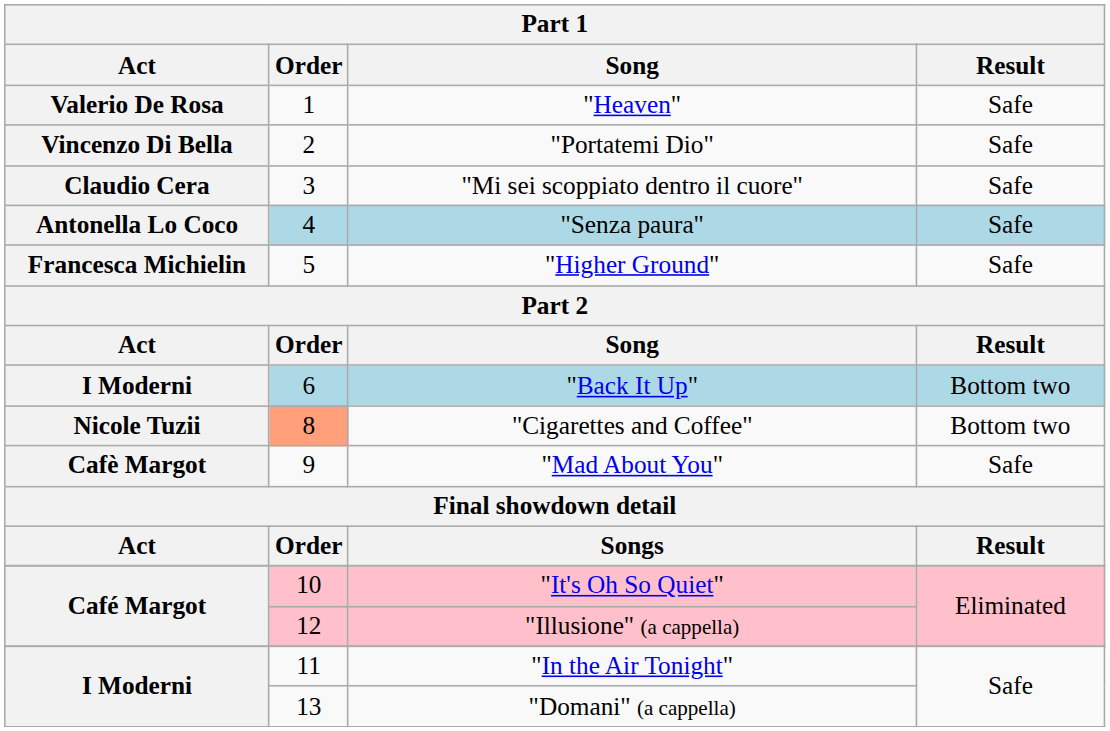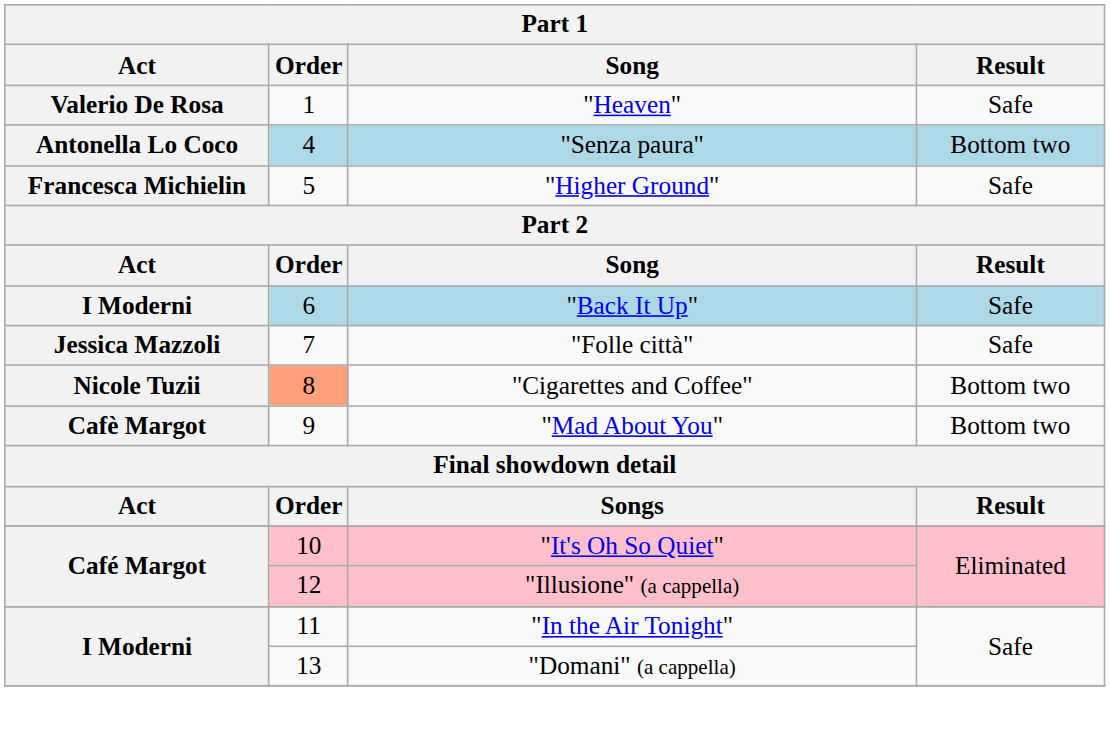- row: (632, 144)
- row: (632, 184)
(1010, 225) Safe -> (1010, 144) Bottom two
(1010, 385) Bottom two -> (1010, 305) Safe
+ row: (632, 345)
(1010, 465) Safe -> (1010, 425) Bottom two
